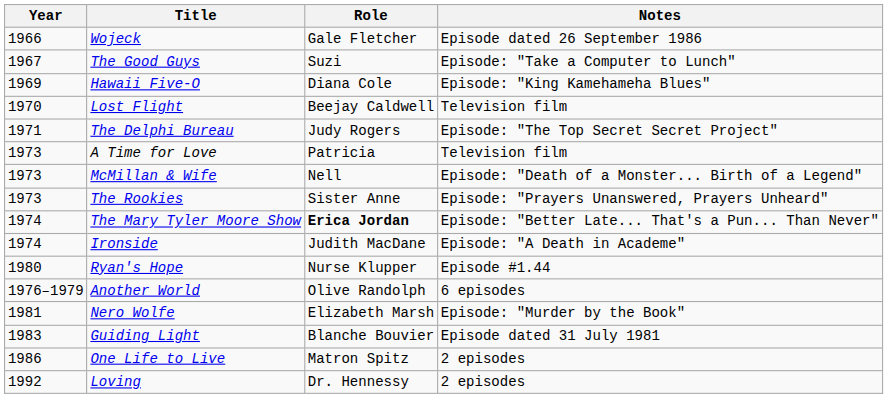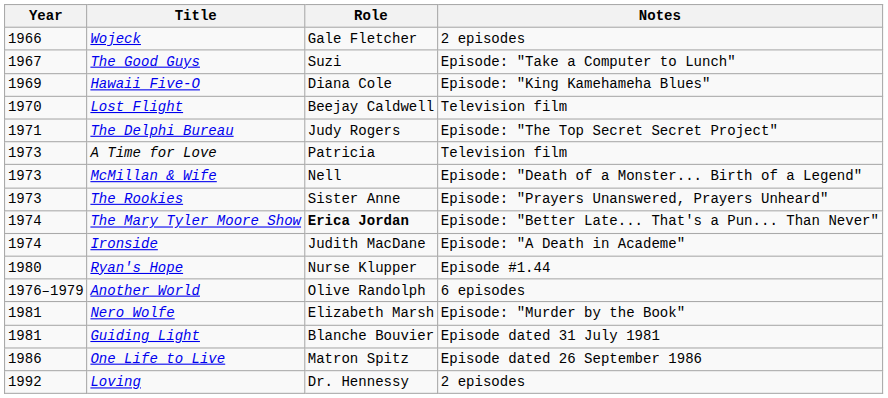(571, 39) Episode dated 26 September 1986 -> (483, 39) 2 episodes
(25, 336) 1983 -> (25, 336) 1981
(483, 359) 2 episodes -> (571, 359) Episode dated 26 September 1986
